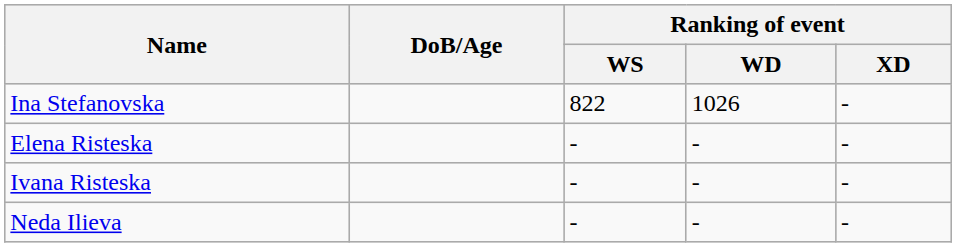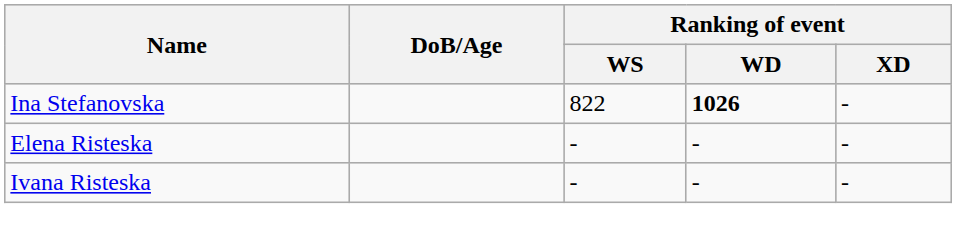(716, 103) normal -> (716, 103) bold
- row: (66, 222)
